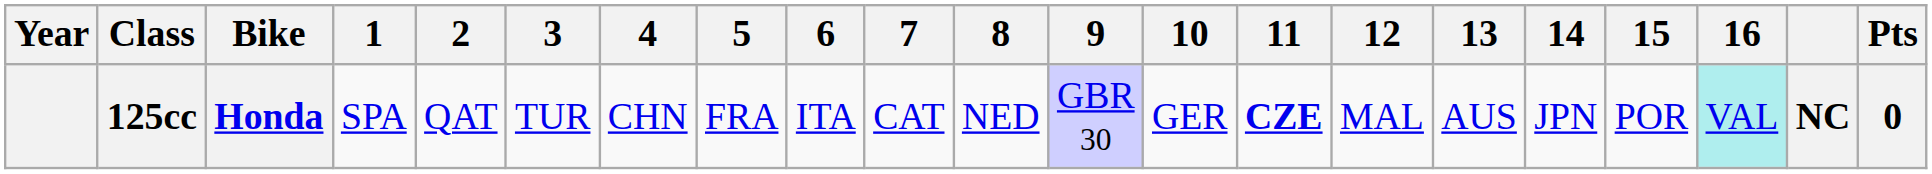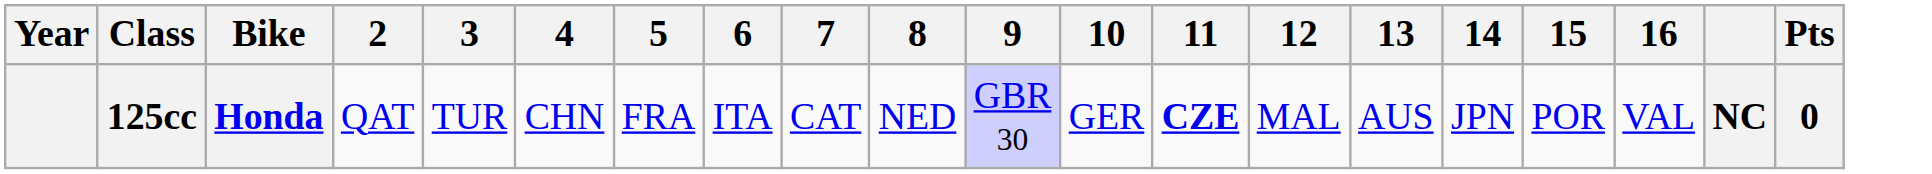- column: (374, 34)
(1742, 115) paleturquoise background -> (1659, 115) no background
